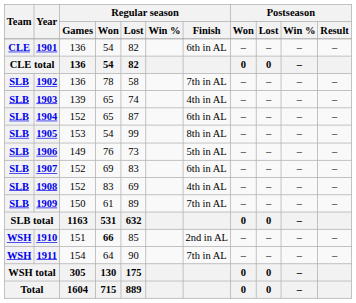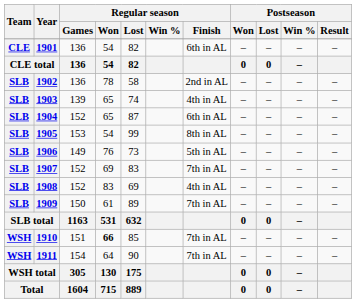(207, 82) 7th in AL -> (207, 82) 2nd in AL
(207, 168) 6th in AL -> (207, 168) 7th in AL
(207, 238) 2nd in AL -> (207, 238) 7th in AL
